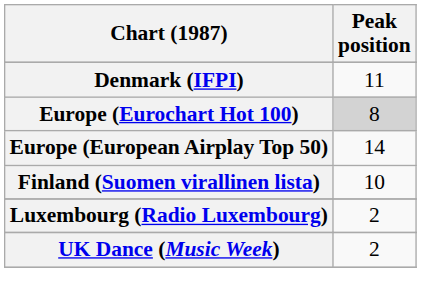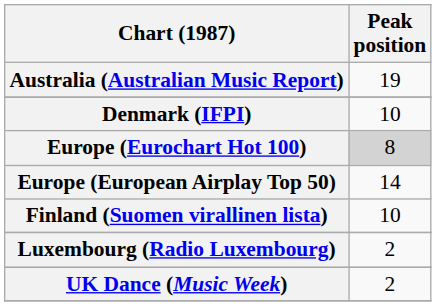+ row: (177, 79)
(374, 79) 11 -> (390, 113) 10
